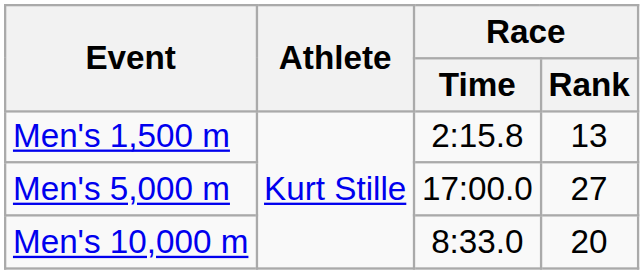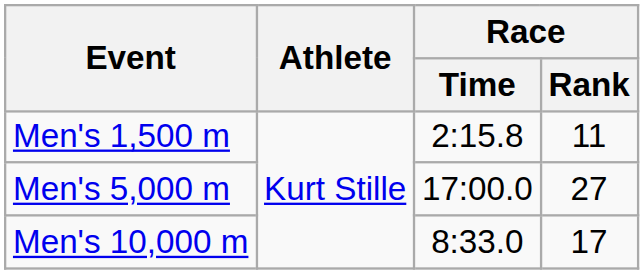(589, 137) 13 -> (589, 137) 11
(589, 242) 20 -> (589, 242) 17
